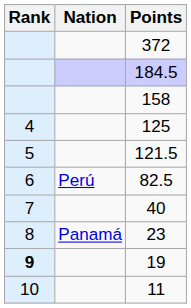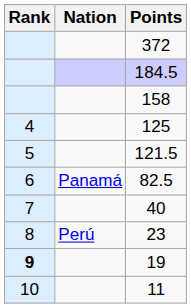(76, 180) Perú -> (90, 180) Panamá
(90, 235) Panamá -> (76, 235) Perú
